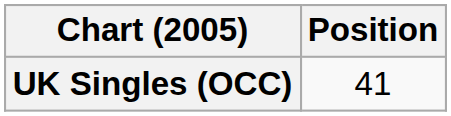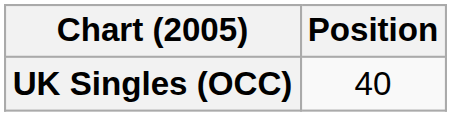(373, 83) 41 -> (373, 83) 40
